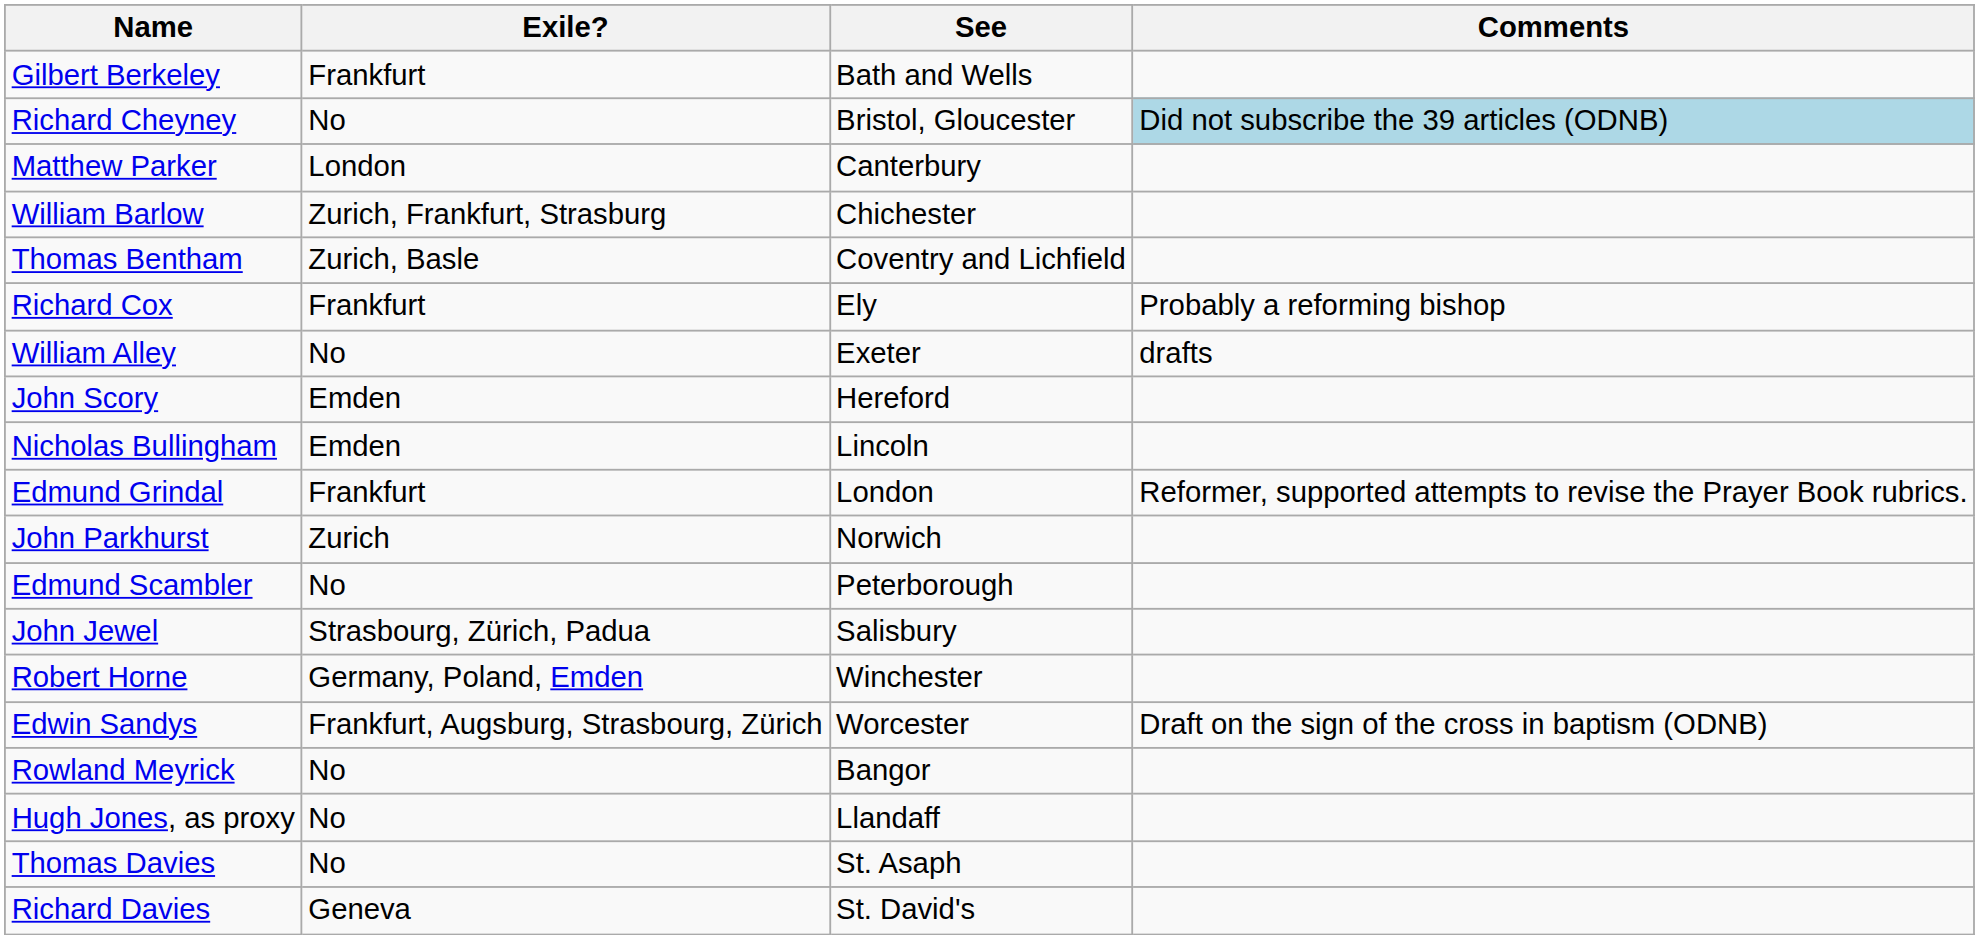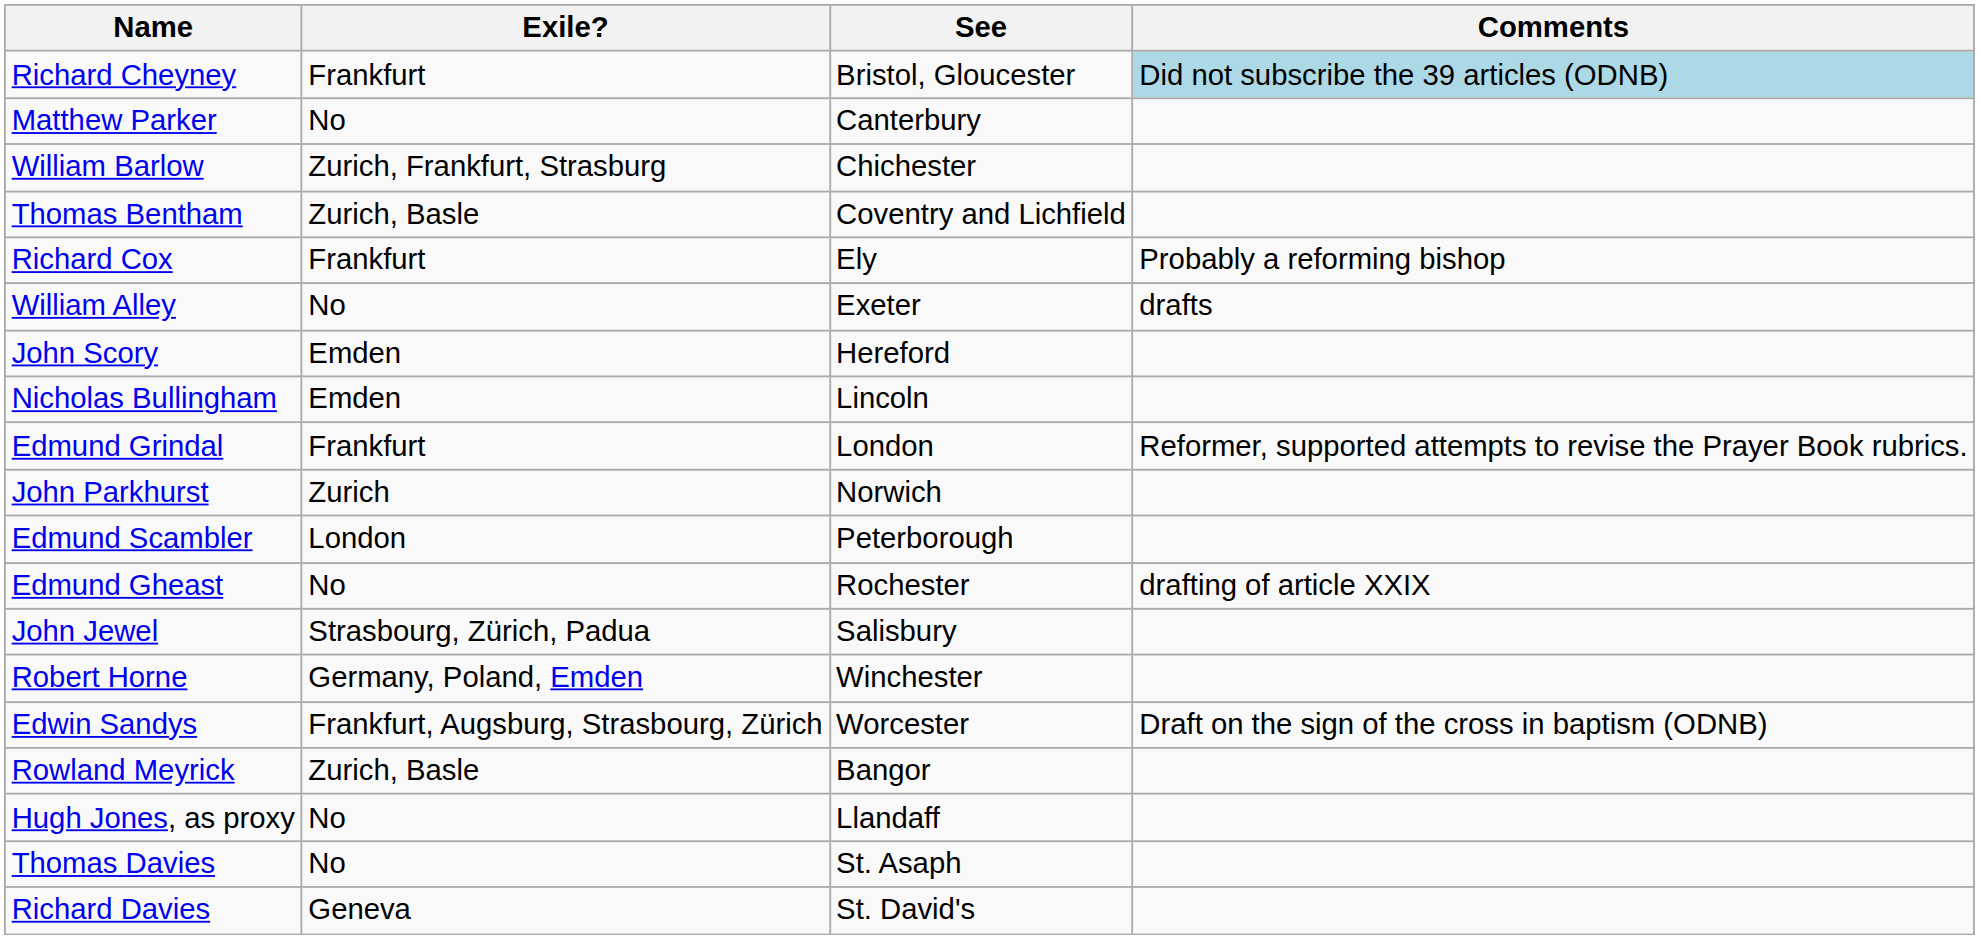- row: (116, 74)
(327, 120) No -> (367, 74) Frankfurt
(357, 167) London -> (327, 120) No
(327, 584) No -> (357, 538) London
+ row: (117, 584)
(327, 770) No -> (394, 770) Zurich, Basle
